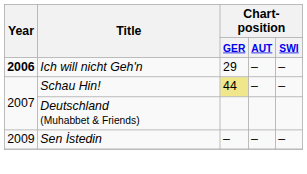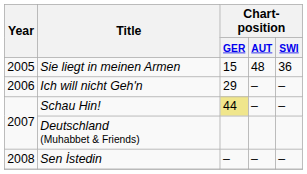+ row: (110, 67)
(21, 67) bold -> (21, 86) normal
(21, 139) 2009 -> (21, 159) 2008
